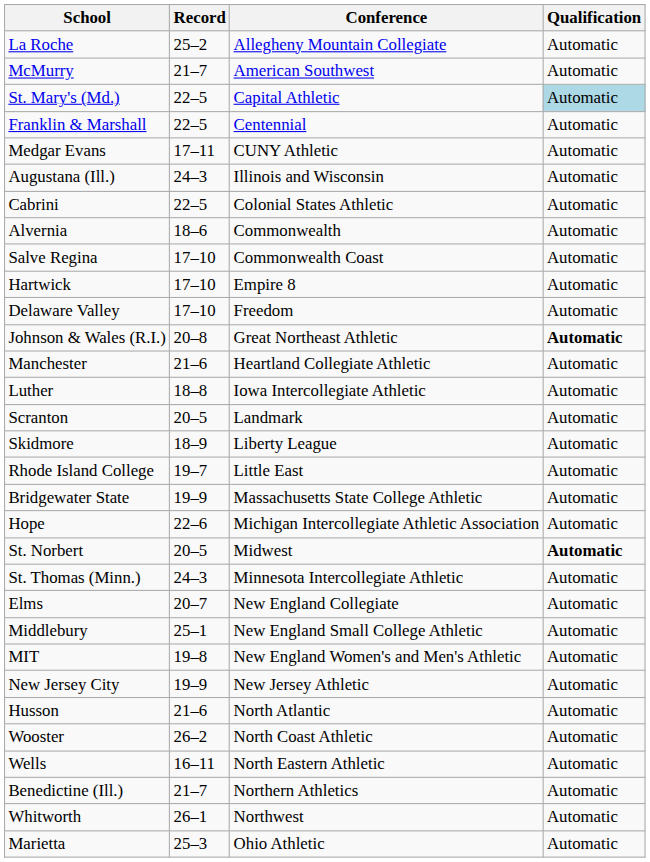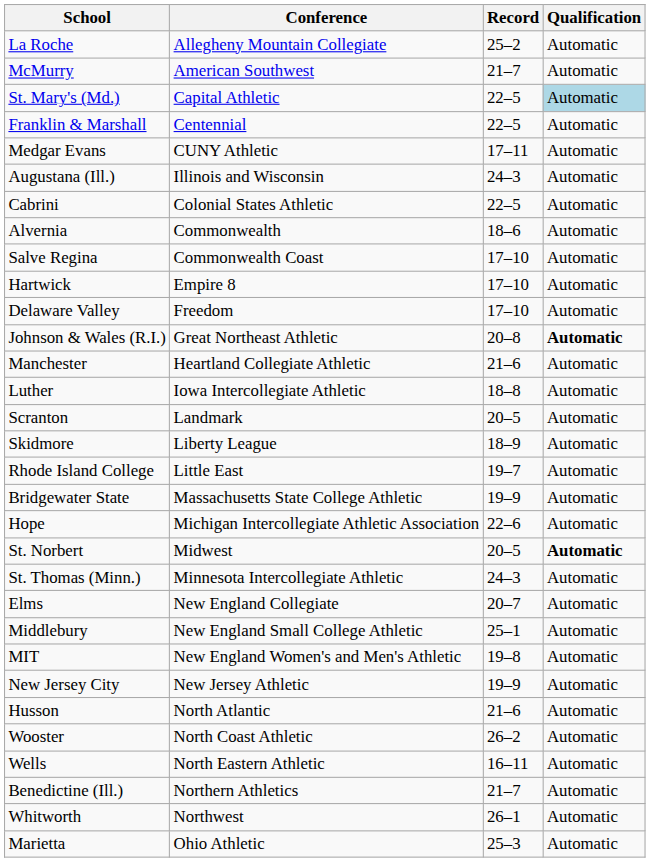columns swapped: (386, 17) <-> (200, 17)
